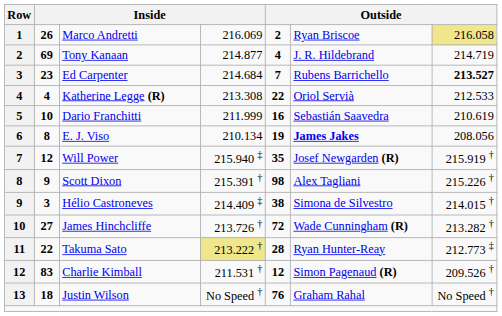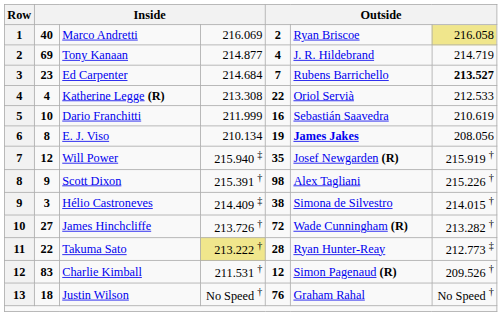(47, 35) 26 -> (47, 35) 40
